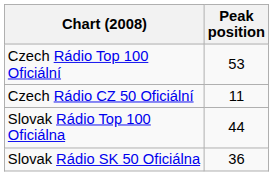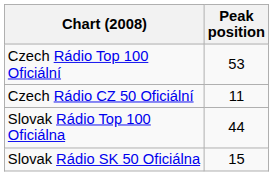(236, 159) 36 -> (236, 159) 15
